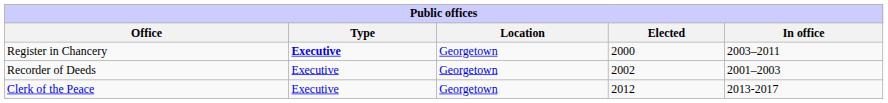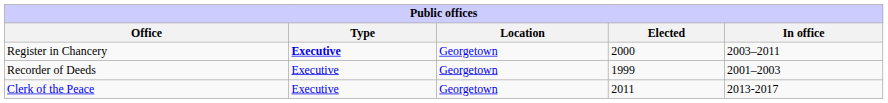(623, 70) 2002 -> (623, 70) 1999
(623, 88) 2012 -> (623, 88) 2011
